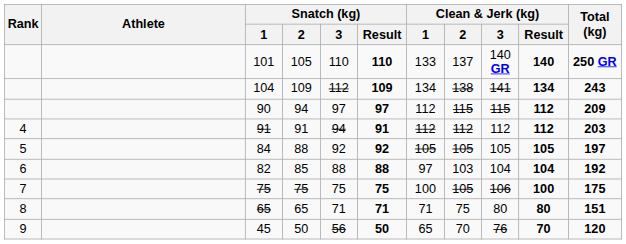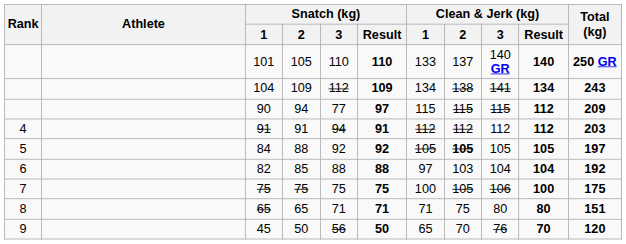(339, 108) 97 -> (339, 108) 77
(425, 108) 112 -> (425, 108) 115
(463, 149) normal -> (463, 149) bold
